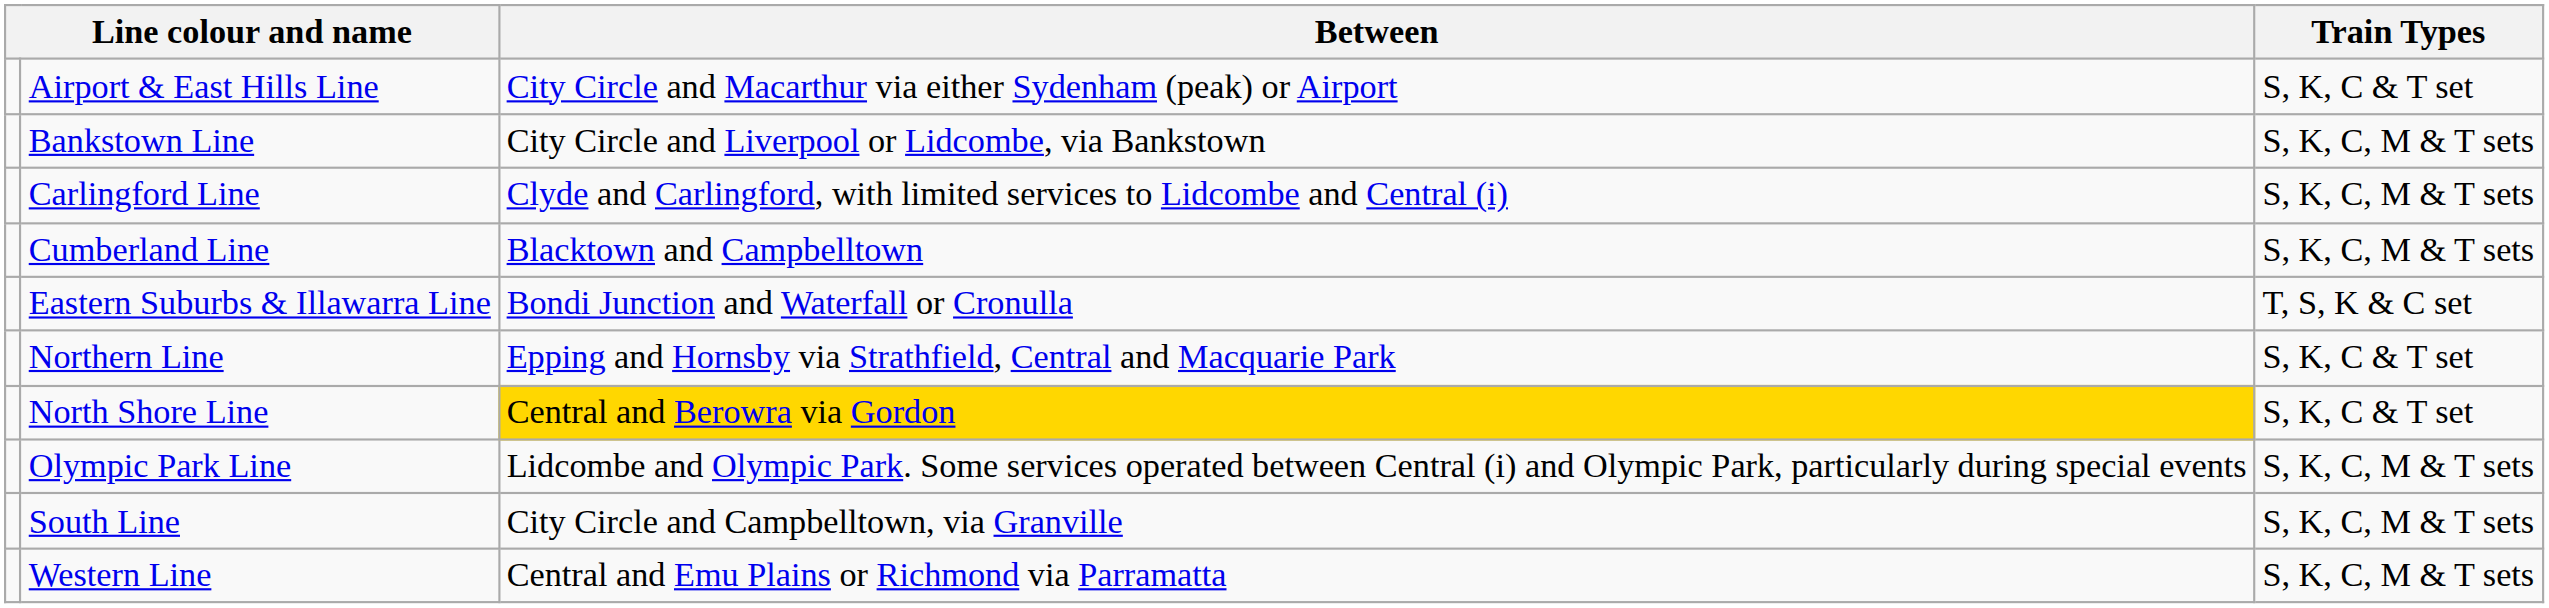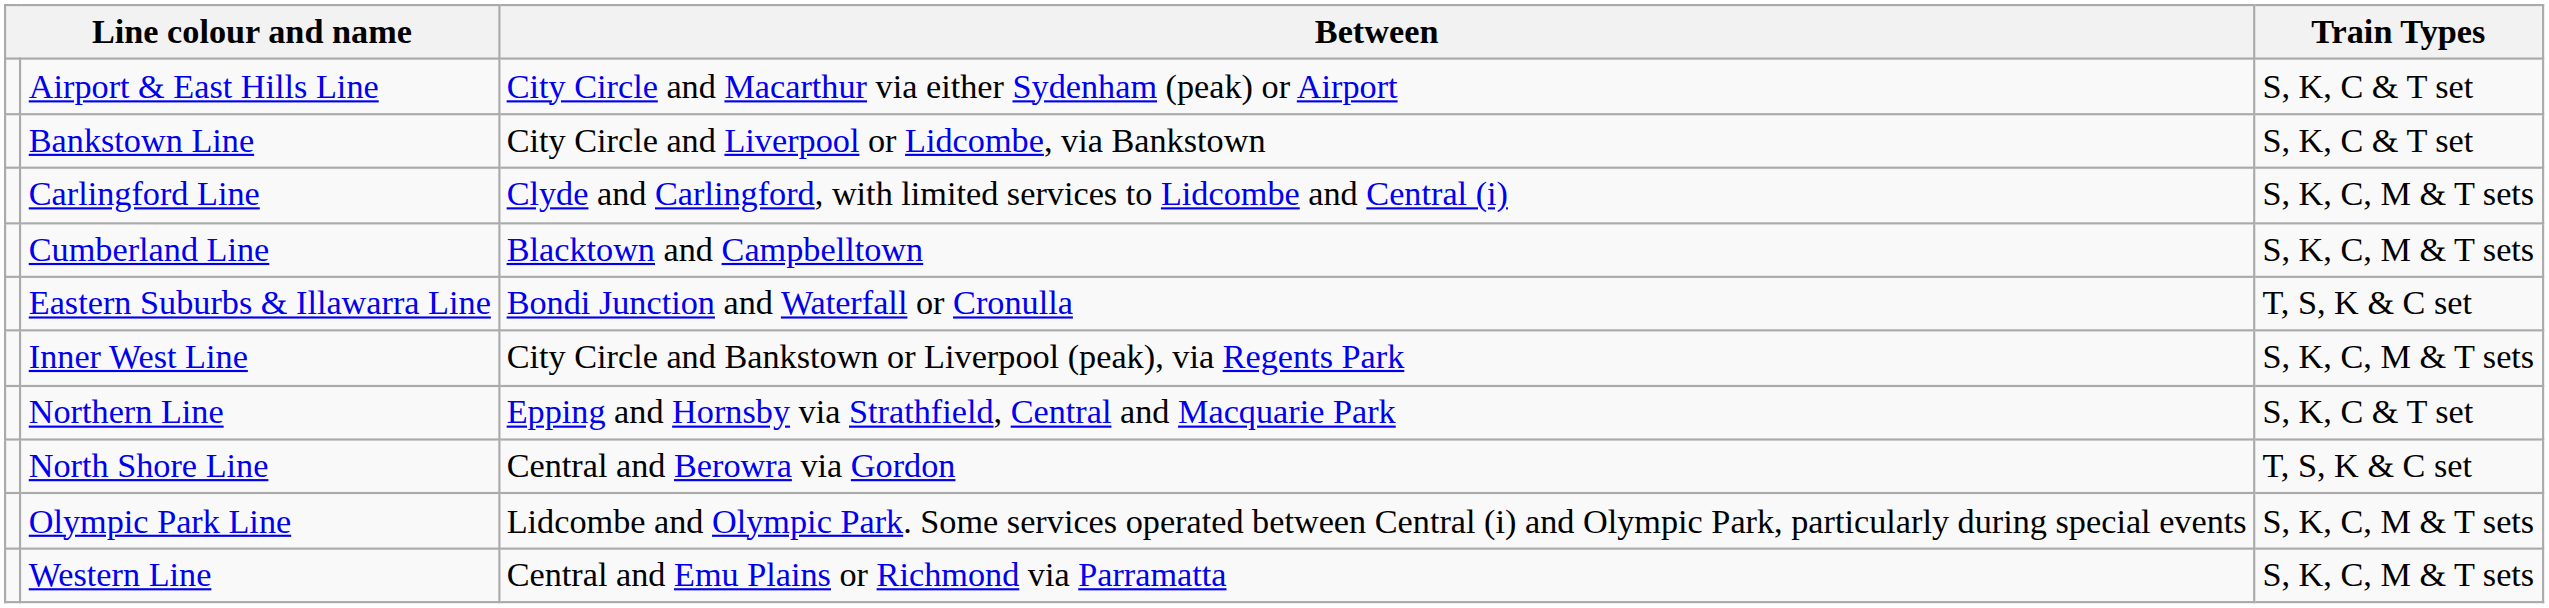(2398, 140) S, K, C, M & T sets -> (2368, 140) S, K, C & T set
+ row: (138, 357)
(731, 411) gold background -> (731, 466) no background
(2368, 411) S, K, C & T set -> (2367, 466) T, S, K & C set
- row: (104, 520)
